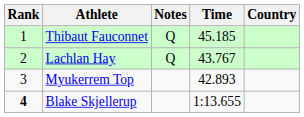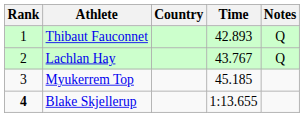columns swapped: (272, 15) <-> (170, 15)
(217, 36) 45.185 -> (234, 36) 42.893
(217, 79) 42.893 -> (234, 79) 45.185
